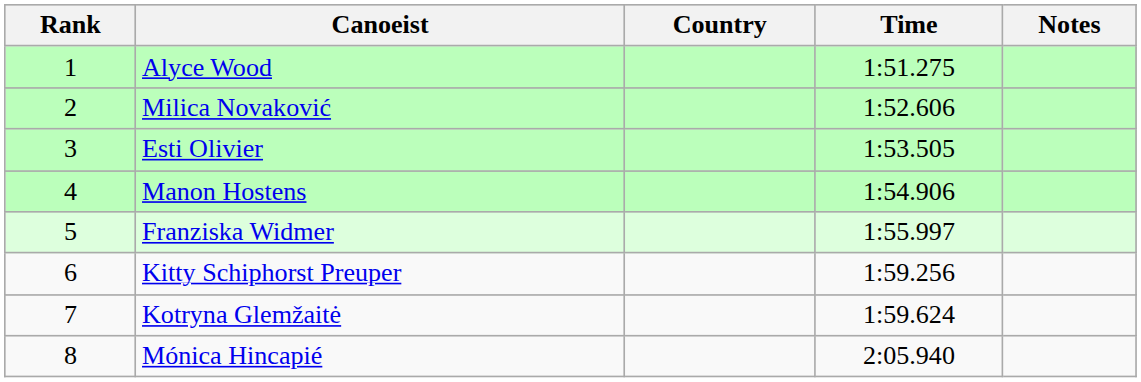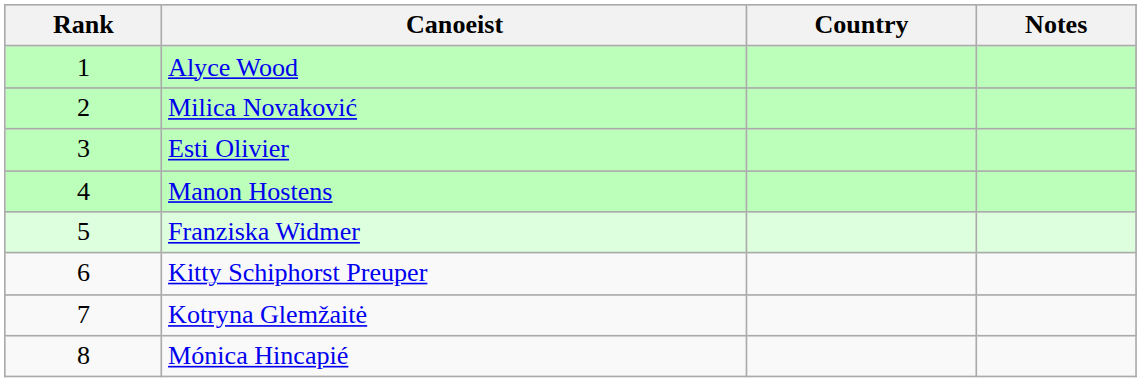- column: (909, 25)
